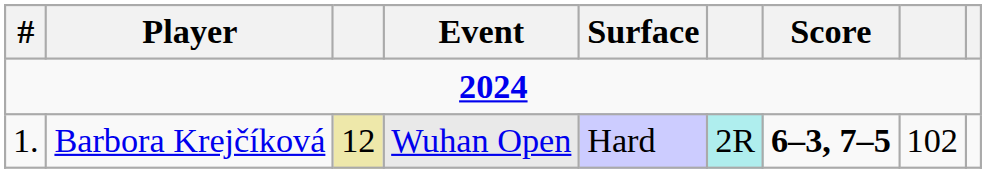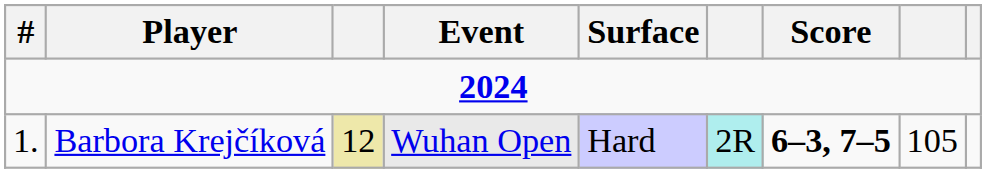(932, 140) 102 -> (932, 140) 105
